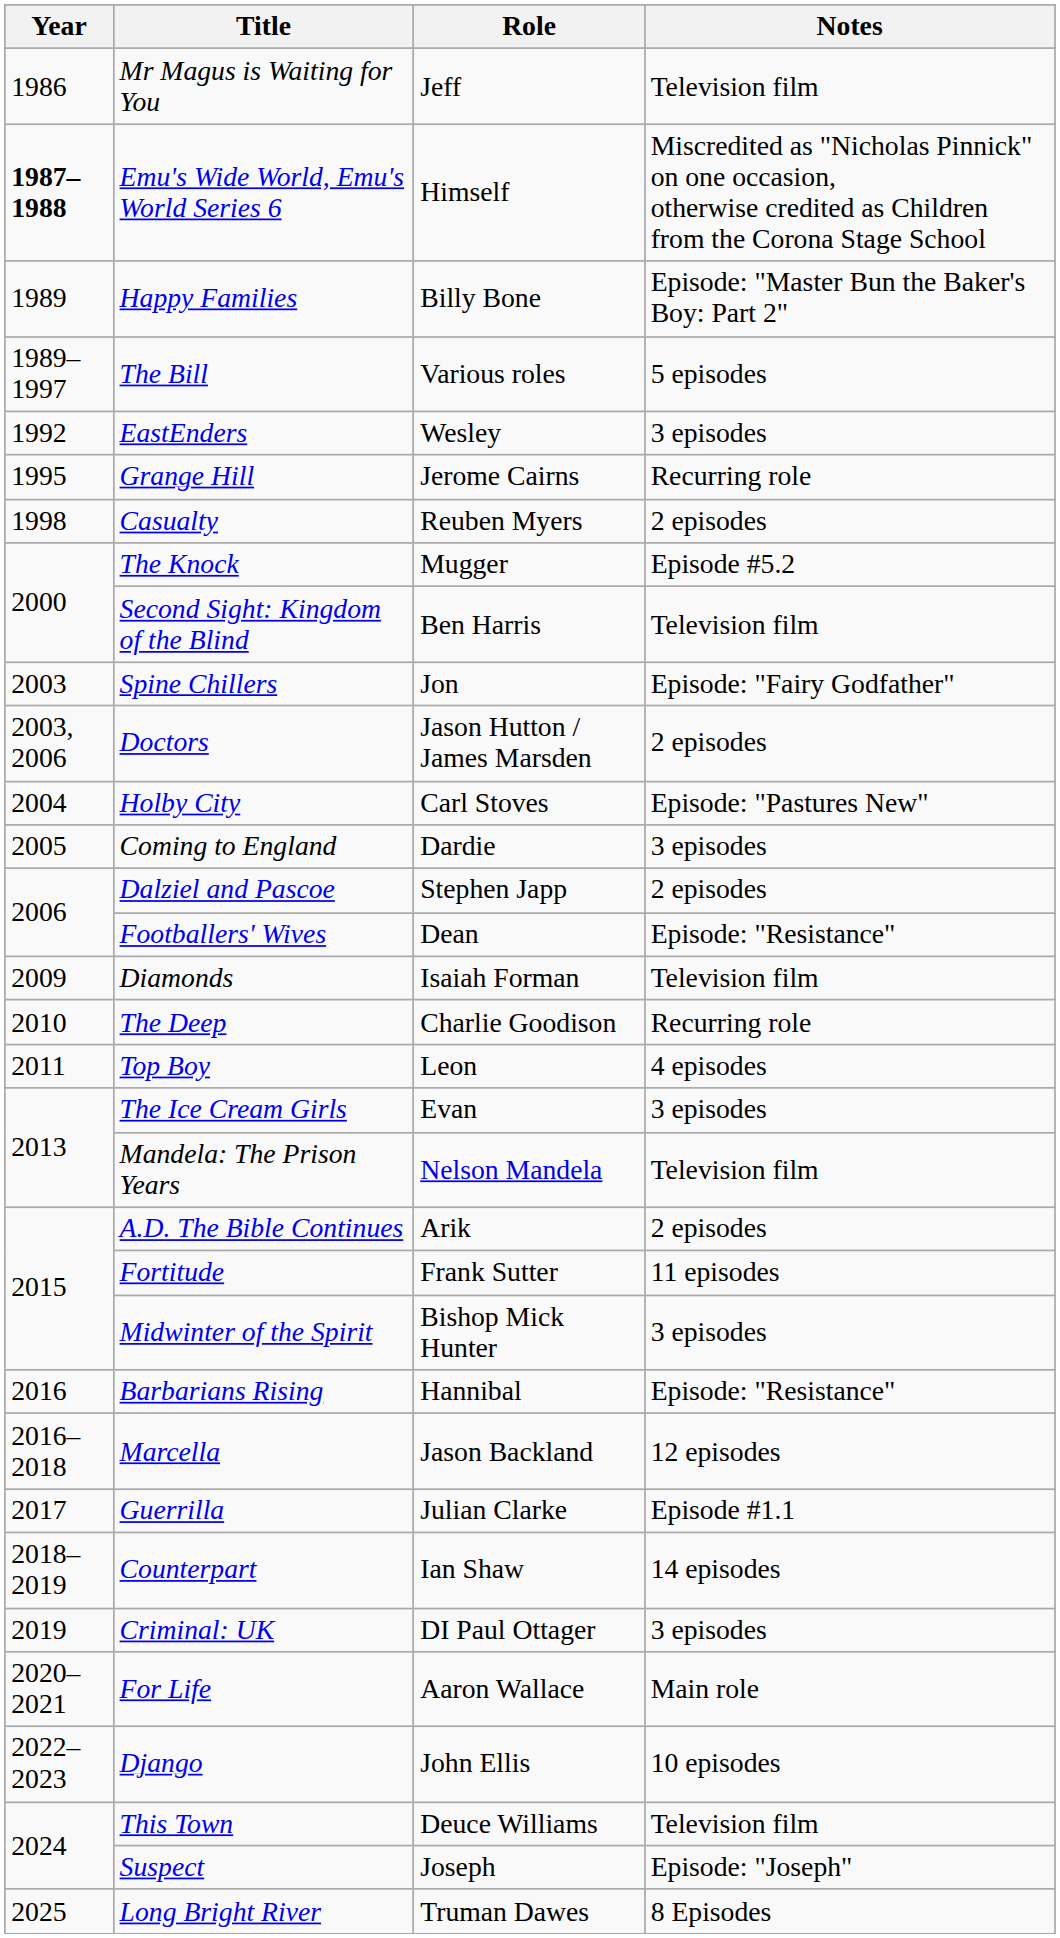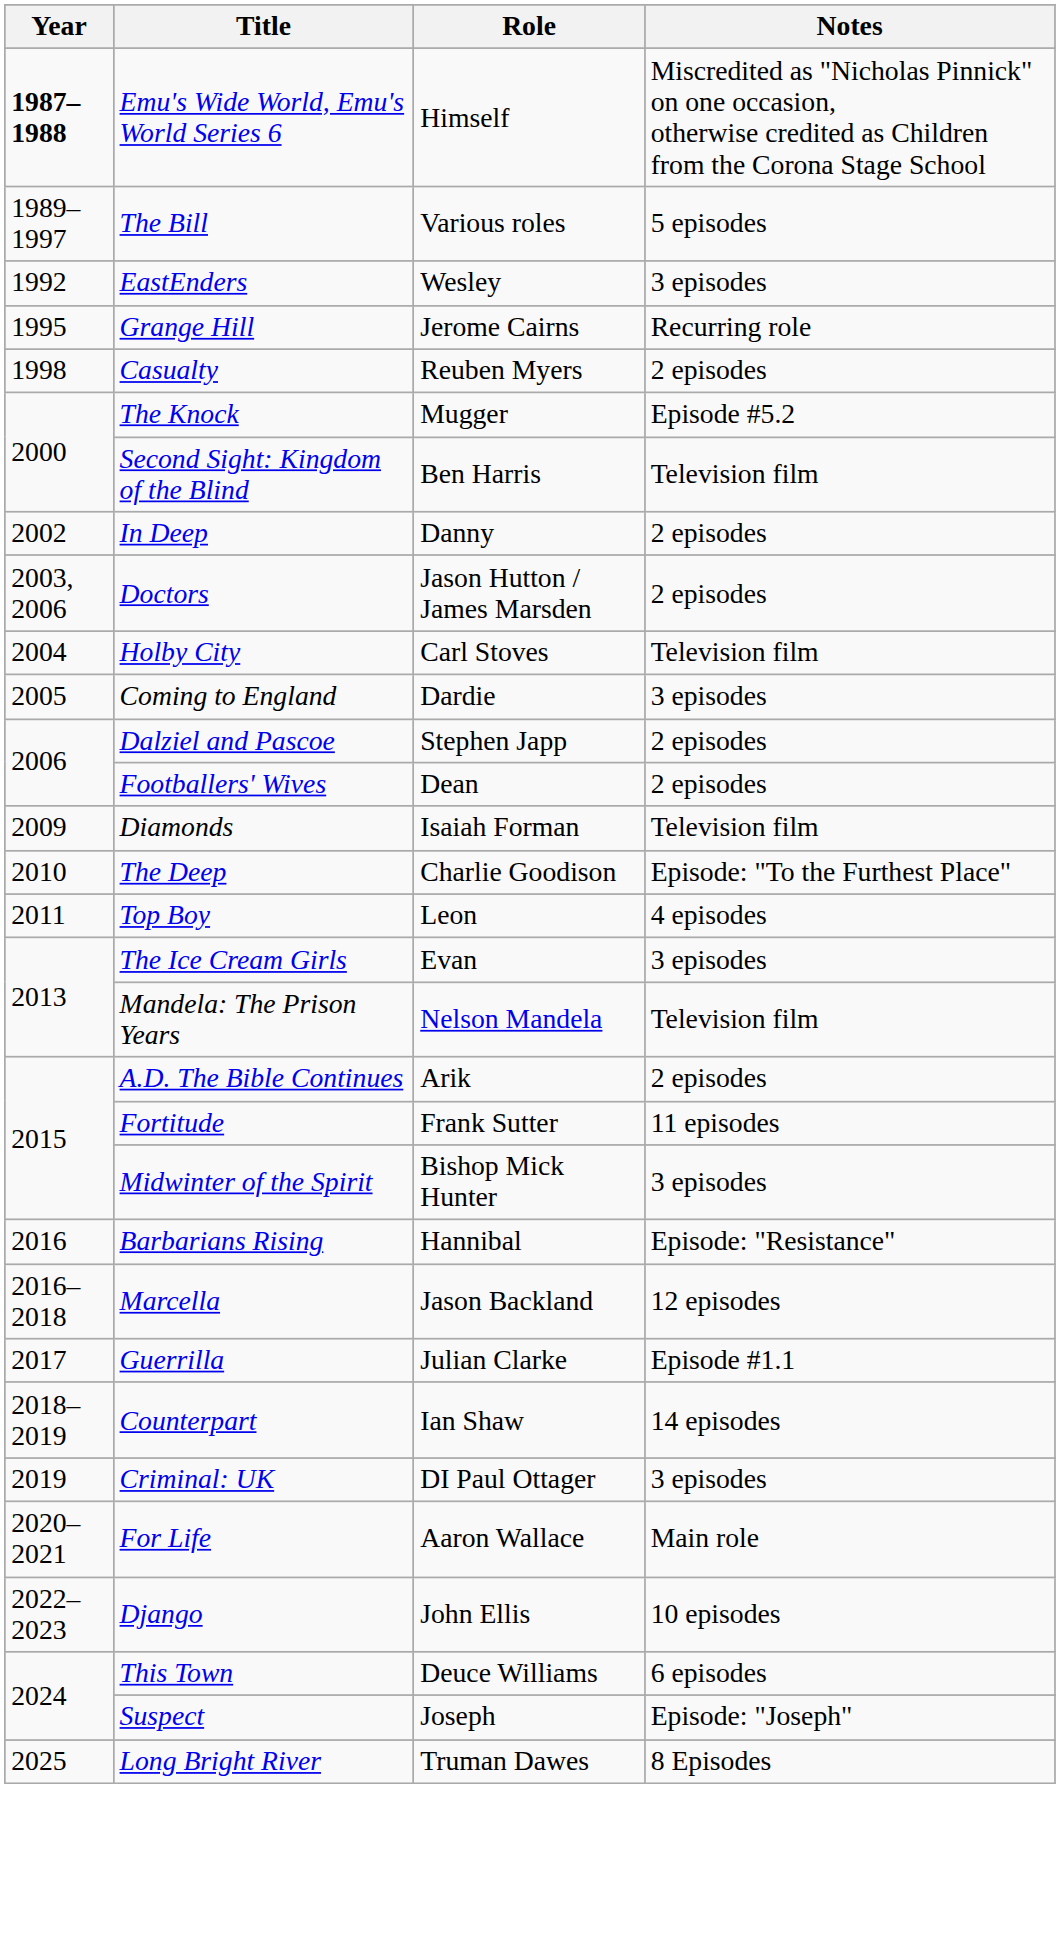- row: (256, 85)
- row: (208, 298)
+ row: (164, 533)
- row: (198, 683)
(790, 802) Episode: "Pastures New" -> (735, 652) Television film
(773, 934) Episode: "Resistance" -> (709, 783) 2 episodes
(731, 1021) Recurring role -> (831, 871) Episode: "To the Furthest Place"
(735, 1823) Television film -> (709, 1673) 6 episodes
